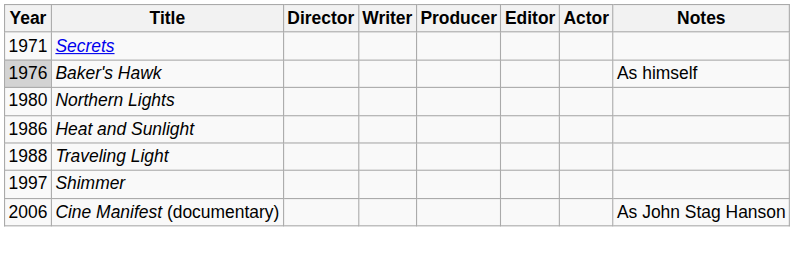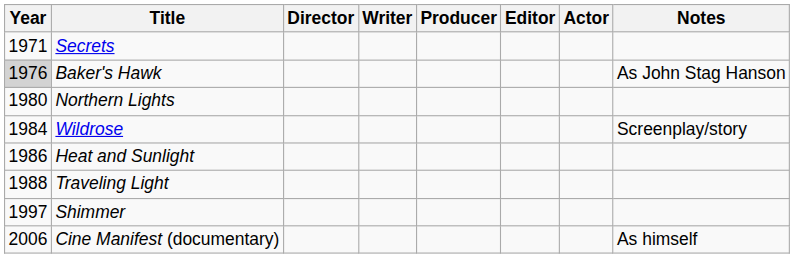(657, 73) As himself -> (701, 73) As John Stag Hanson
+ row: (89, 128)
(701, 211) As John Stag Hanson -> (657, 239) As himself
